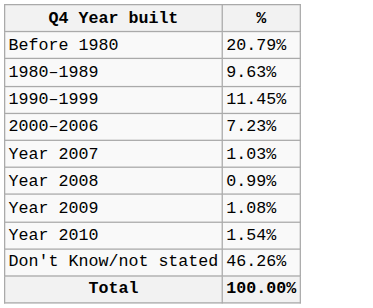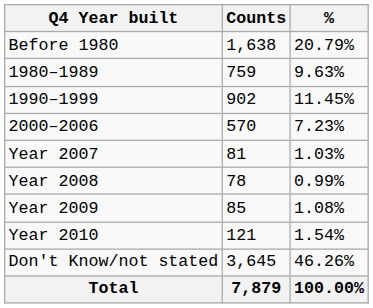+ column: (256, 18)
